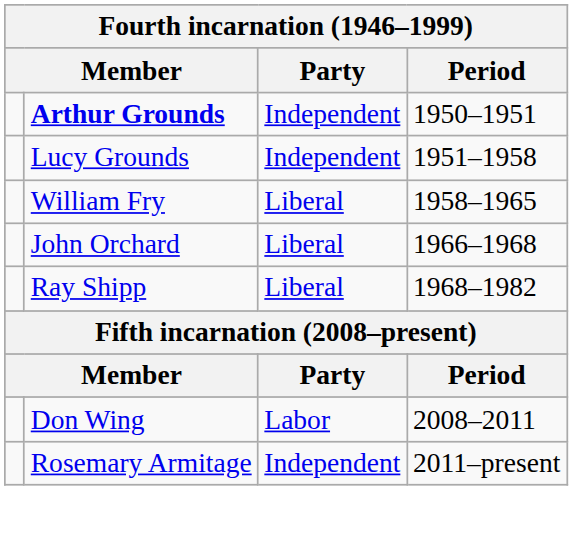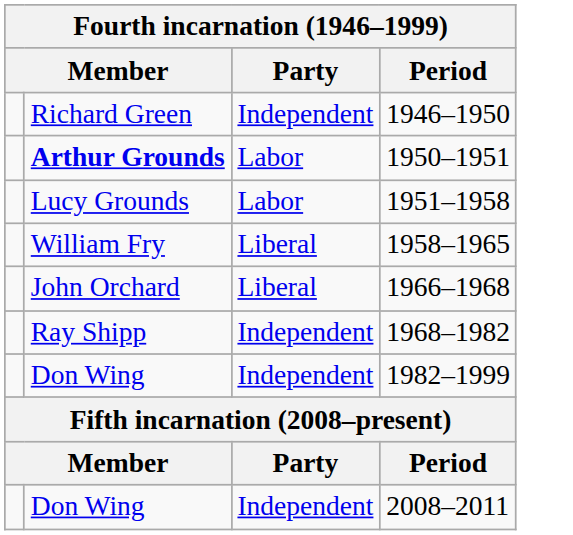+ row: (448, 113)
(332, 113) Independent -> (270, 157) Labor
(332, 157) Independent -> (270, 200) Labor
(304, 288) Liberal -> (305, 331) Independent
+ row: (448, 375)
(297, 419) Labor -> (305, 506) Independent
- row: (487, 462)
